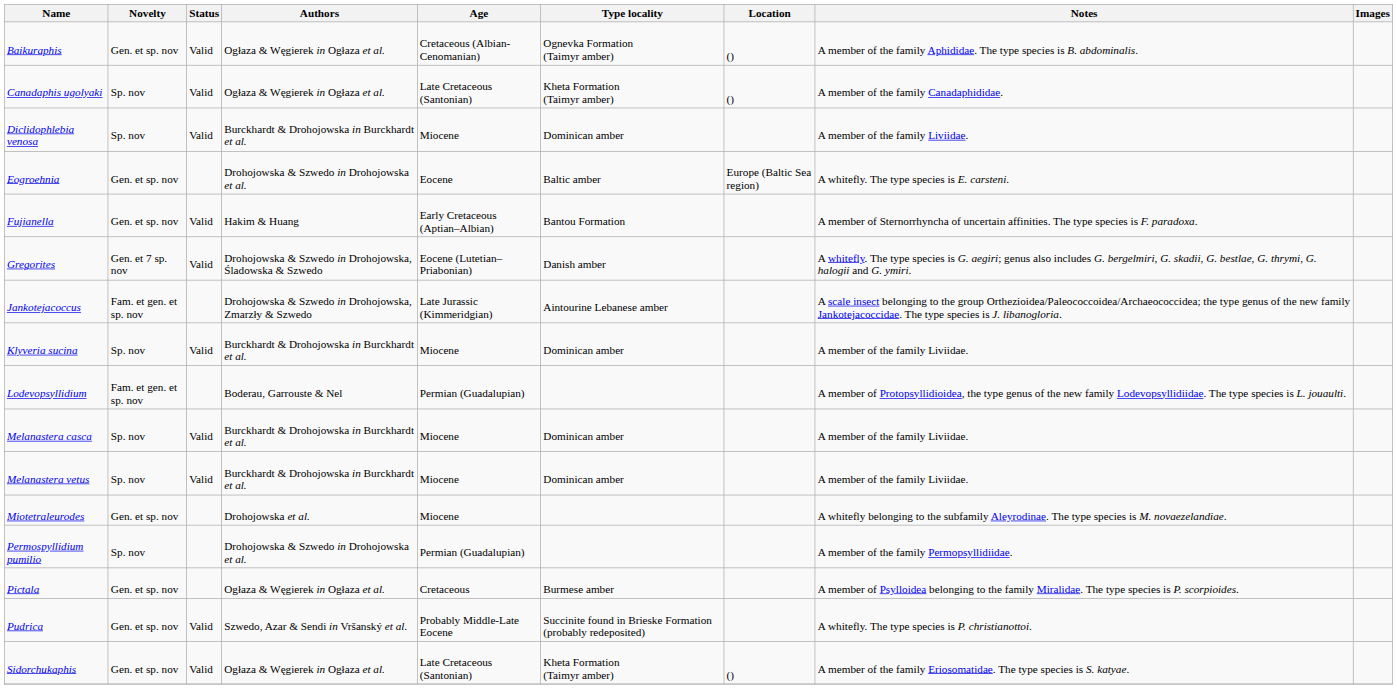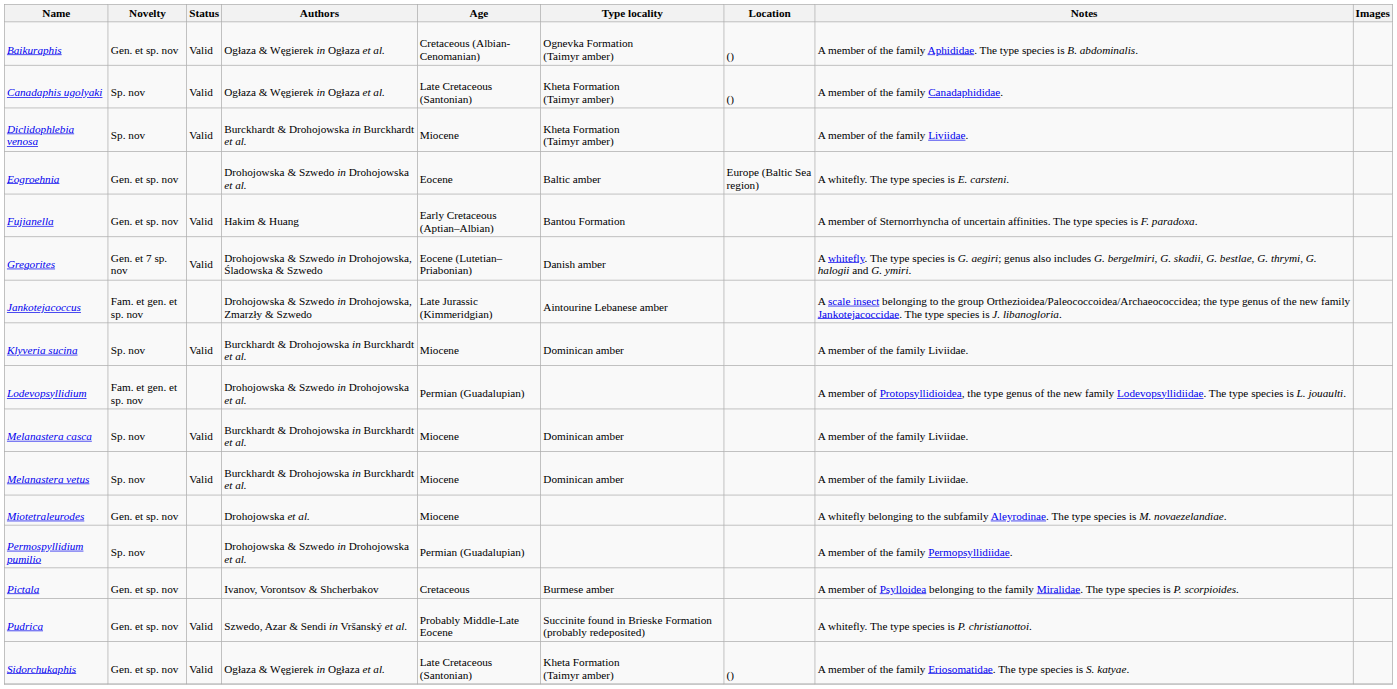(584, 135) Dominican amber -> (581, 135) Kheta Formation (Taimyr amber)
(283, 393) Boderau, Garrouste & Nel -> (317, 393) Drohojowska & Szwedo in Drohojowska et al.
(305, 589) Ogłaza & Węgierek in Ogłaza et al. -> (301, 589) Ivanov, Vorontsov & Shcherbakov
